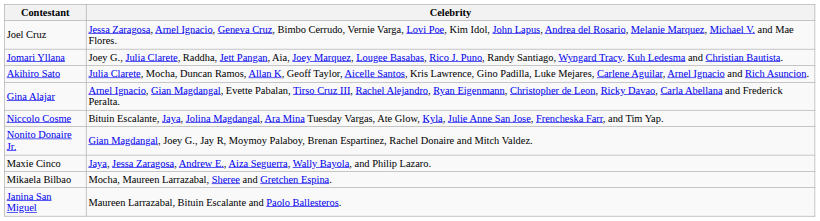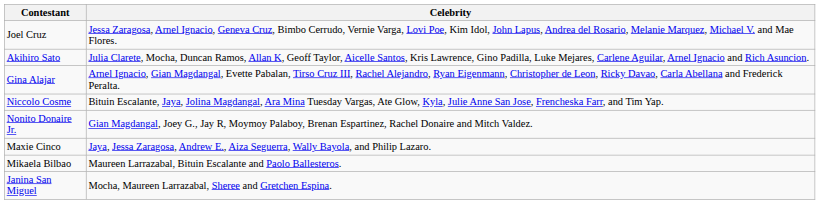- row: (36, 57)
(210, 179) Mocha, Maureen Larrazabal, Sheree and Gretchen Espina. -> (215, 163) Maureen Larrazabal, Bituin Escalante and Paolo Ballesteros.
(215, 202) Maureen Larrazabal, Bituin Escalante and Paolo Ballesteros. -> (210, 185) Mocha, Maureen Larrazabal, Sheree and Gretchen Espina.
